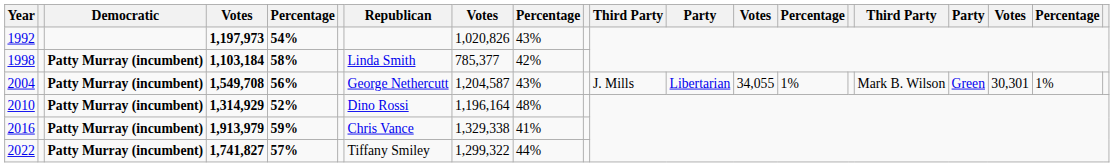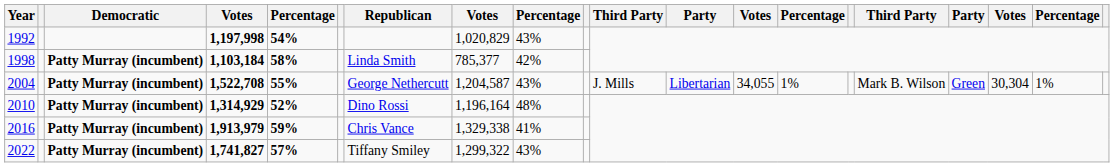(237, 38) 1,197,973 -> (237, 38) 1,197,998
(482, 38) 1,020,826 -> (482, 38) 1,020,829
(237, 83) 1,549,708 -> (237, 83) 1,522,708
(284, 83) 56% -> (284, 83) 55%
(1010, 83) 30,301 -> (1010, 83) 30,304
(529, 151) 44% -> (529, 151) 43%
